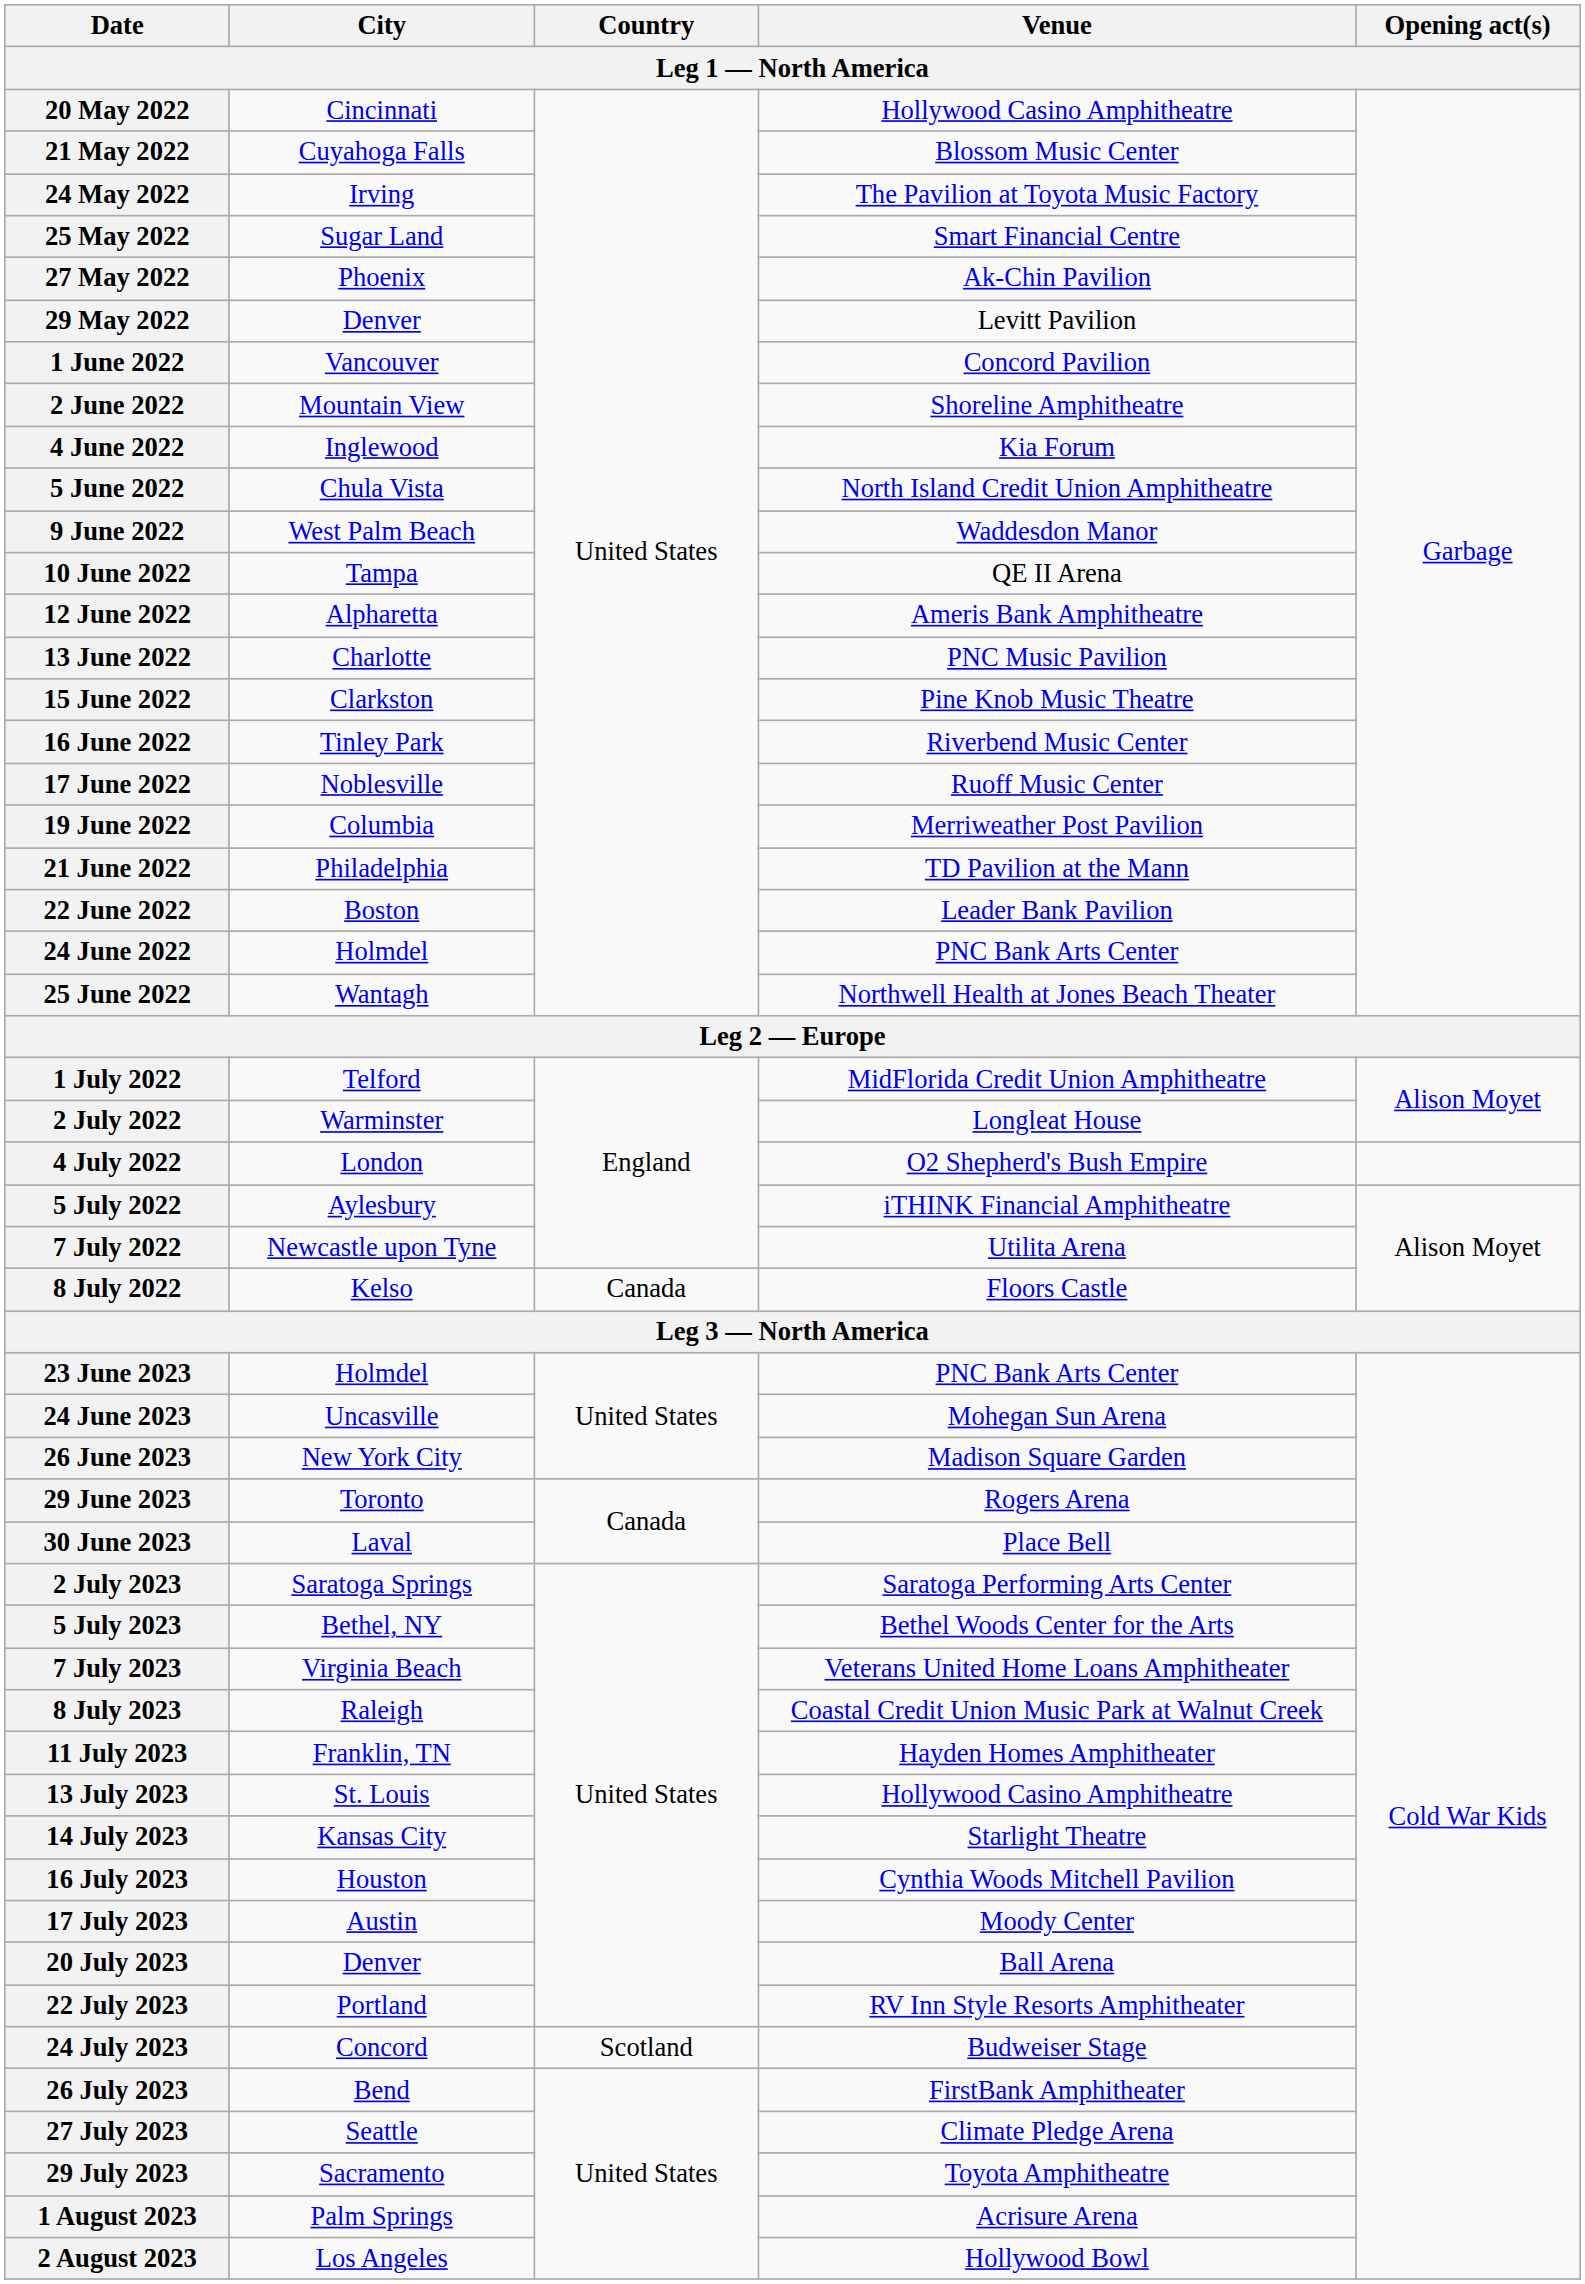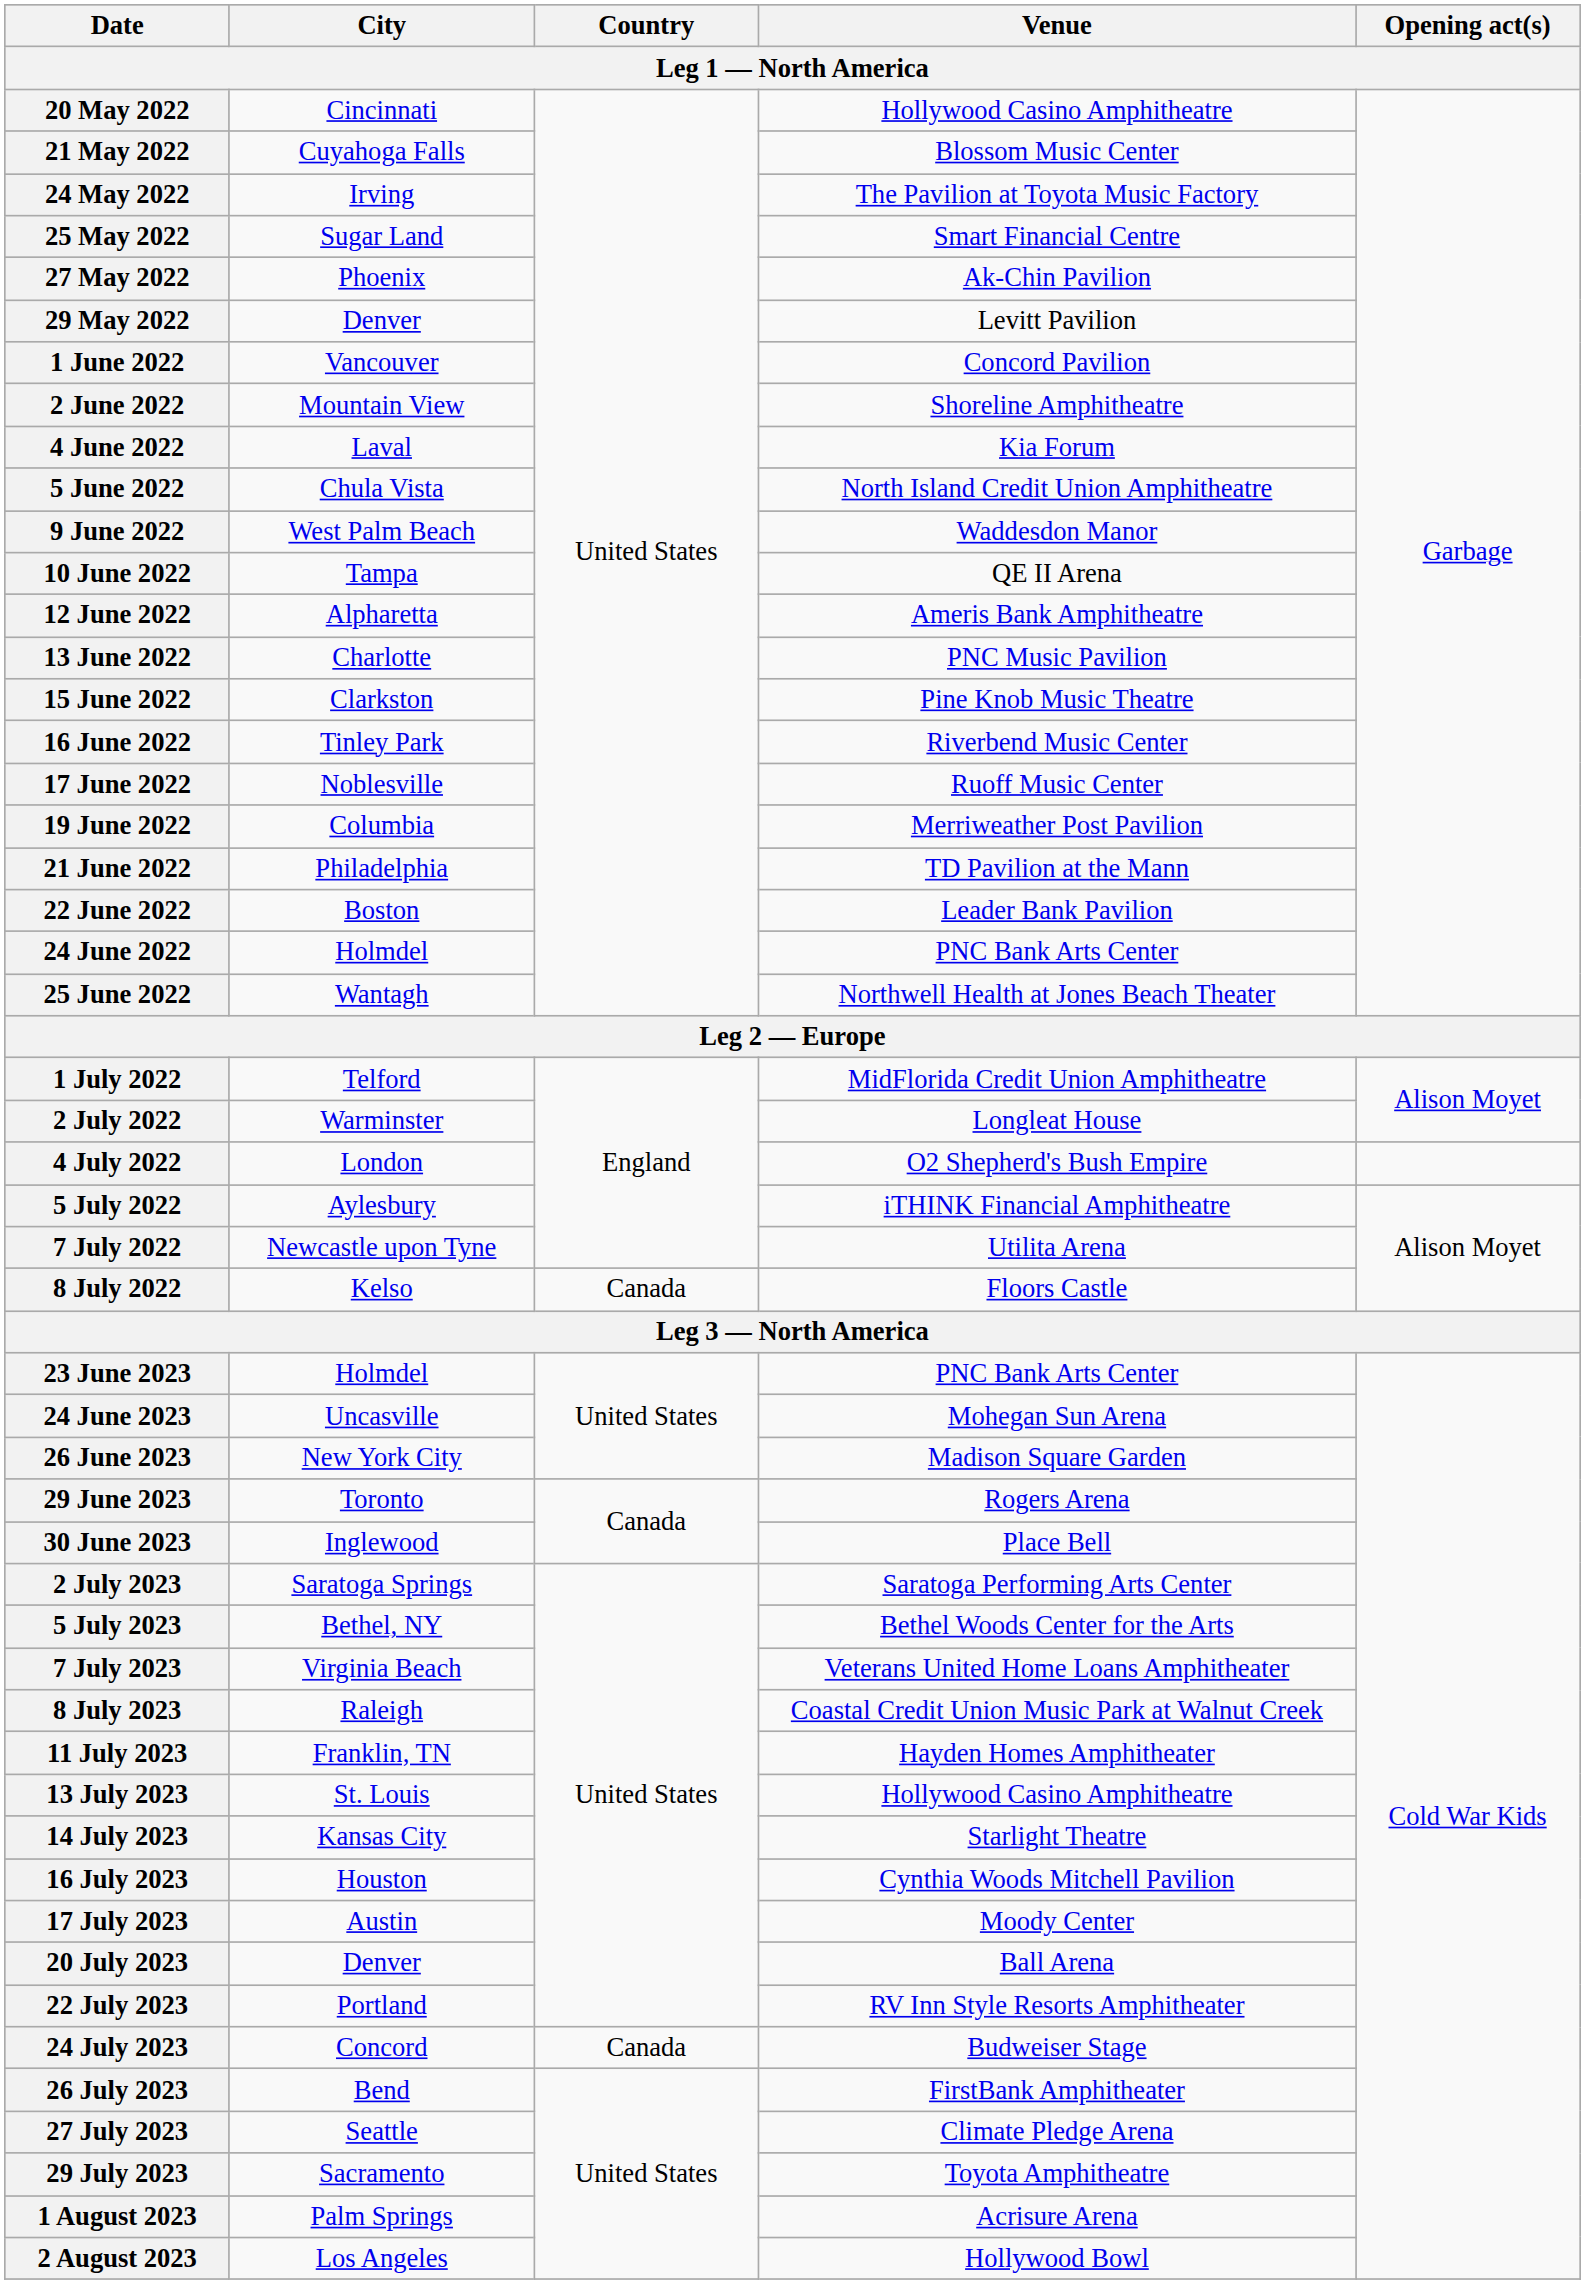(382, 446) Inglewood -> (382, 446) Laval
(382, 1541) Laval -> (382, 1541) Inglewood
(646, 2047) Scotland -> (646, 2047) Canada
